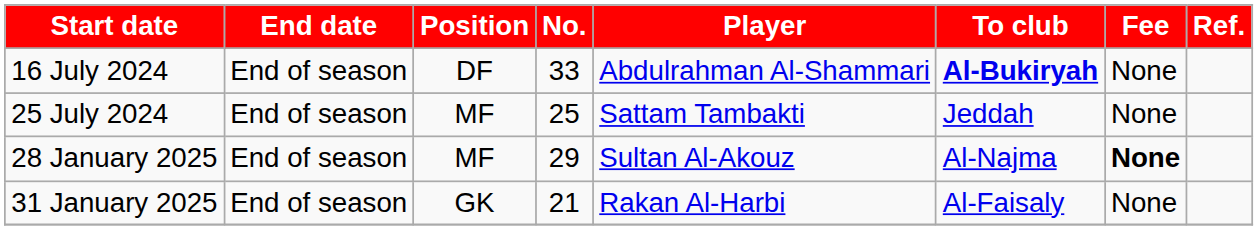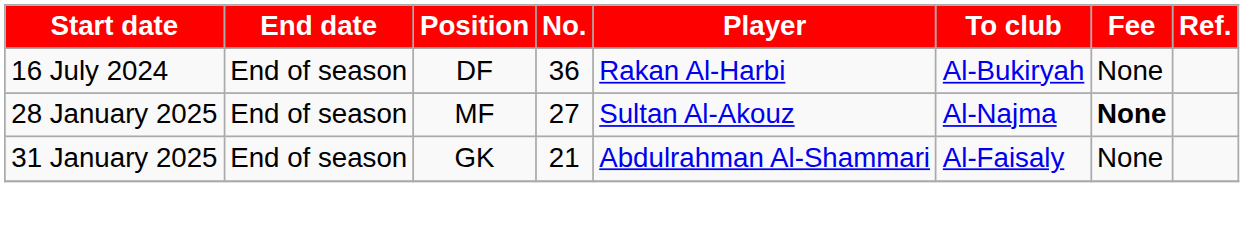(564, 70) 33 -> (564, 70) 36
(765, 70) Abdulrahman Al-Shammari -> (692, 70) Rakan Al-Harbi
(1020, 70) bold -> (1014, 70) normal
- row: (90, 114)
(564, 158) 29 -> (564, 114) 27
(692, 202) Rakan Al-Harbi -> (765, 158) Abdulrahman Al-Shammari
